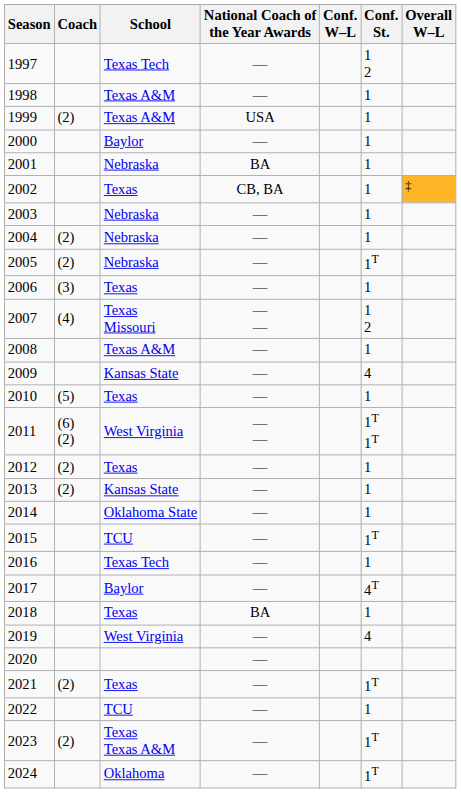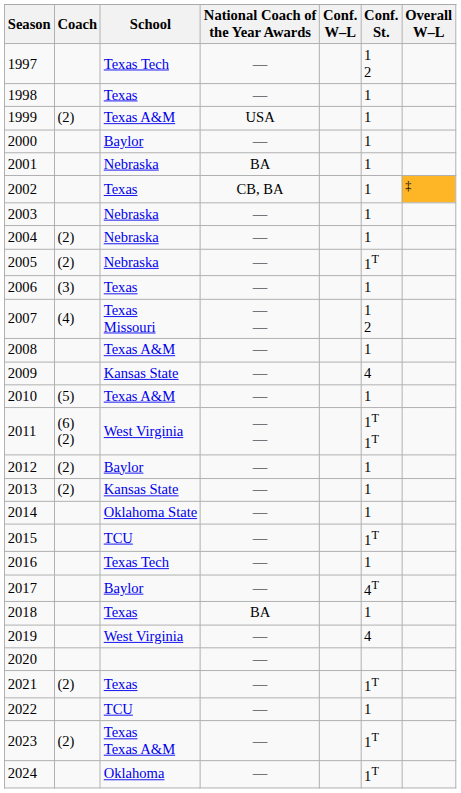(139, 94) Texas A&M -> (121, 94) Texas
(121, 396) Texas -> (139, 396) Texas A&M
(121, 466) Texas -> (124, 466) Baylor
